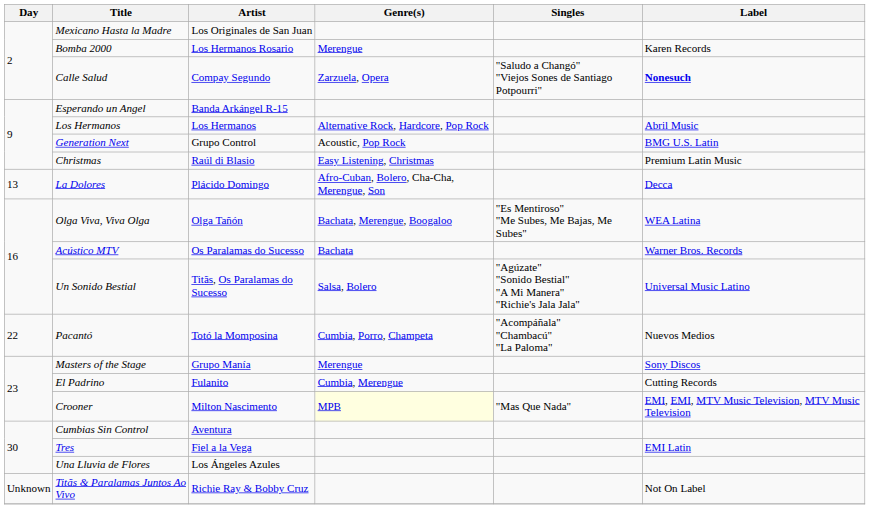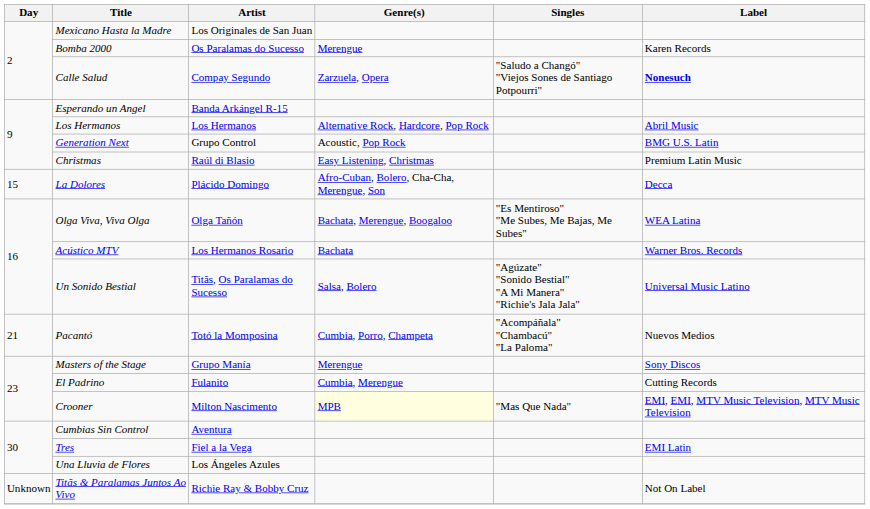(242, 48) Los Hermanos Rosario -> (248, 48) Os Paralamas do Sucesso
(12, 184) 13 -> (12, 184) 15
(248, 250) Os Paralamas do Sucesso -> (242, 250) Los Hermanos Rosario
(12, 335) 22 -> (12, 335) 21
